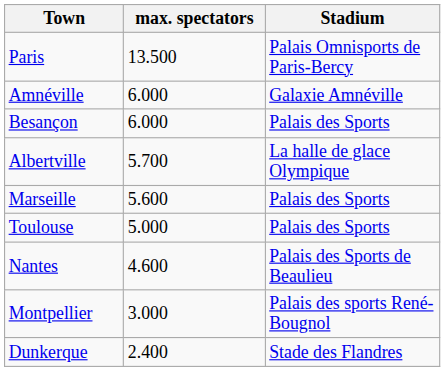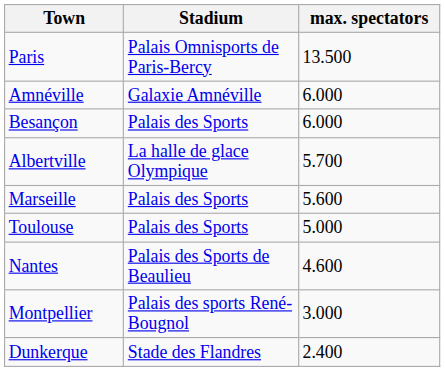columns swapped: (352, 18) <-> (194, 18)
